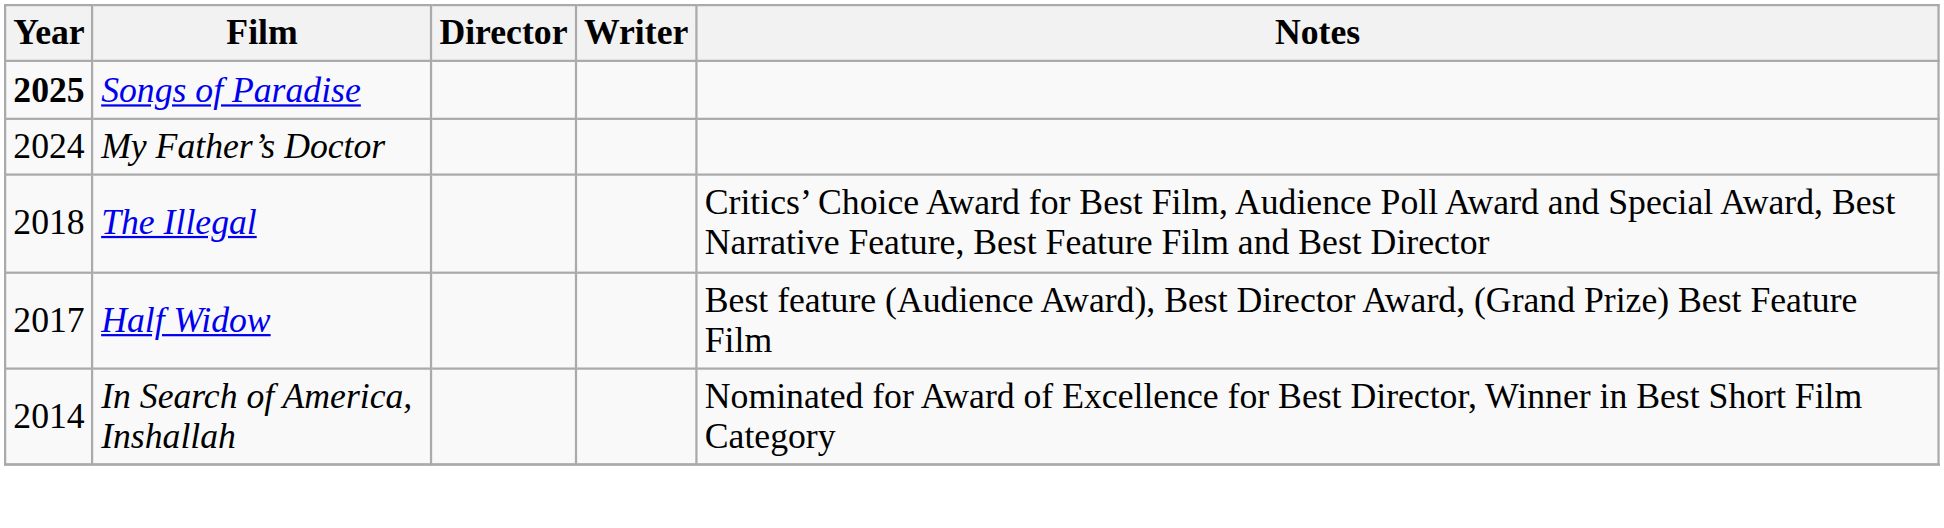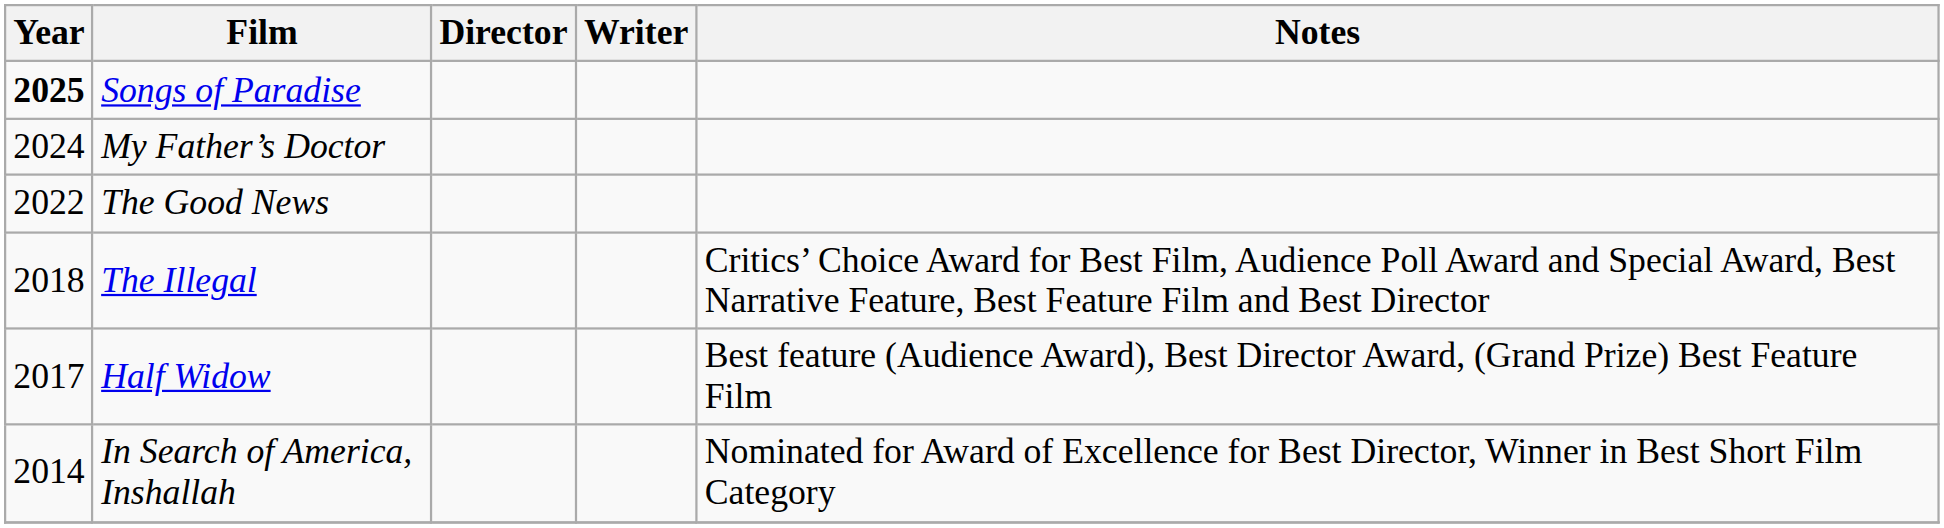+ row: (215, 202)
